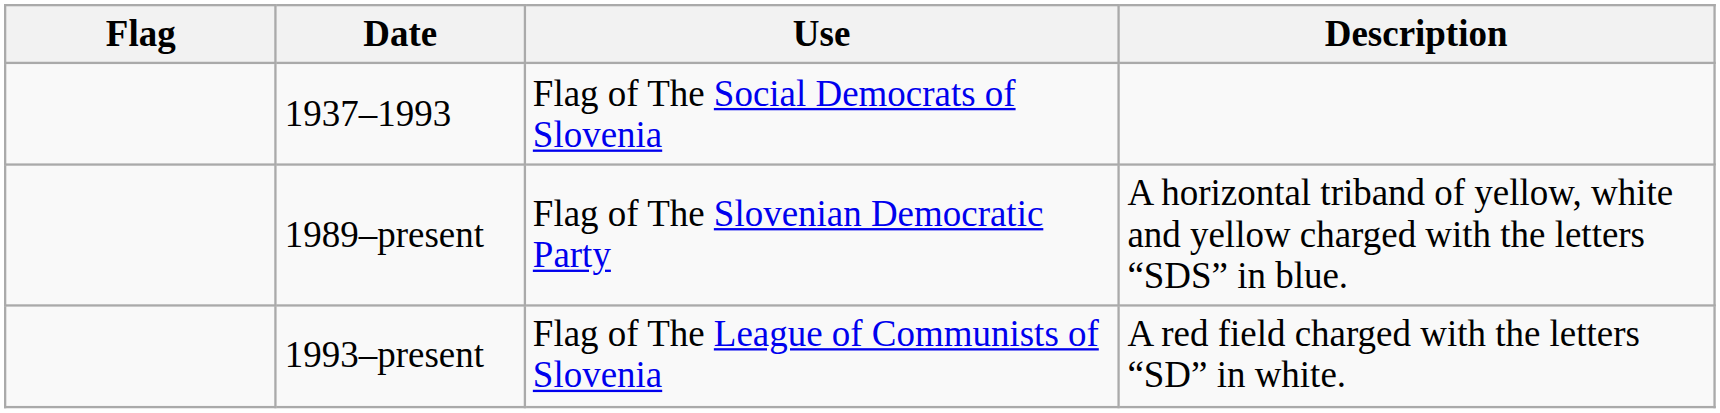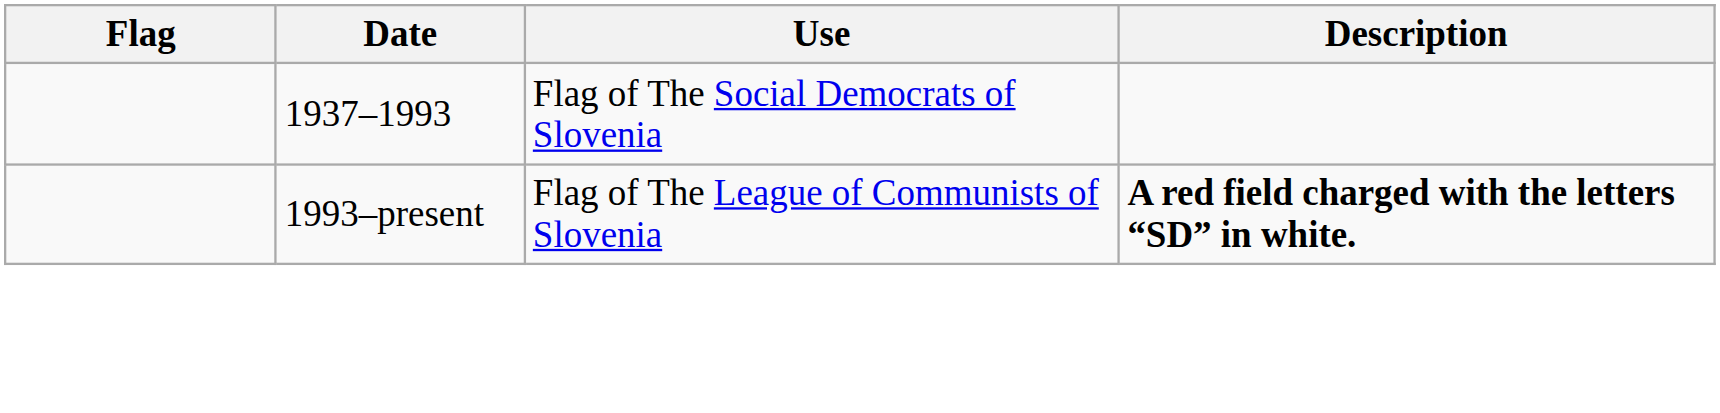- row: (384, 234)
(1384, 355) normal -> (1401, 213) bold
